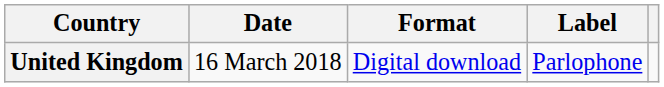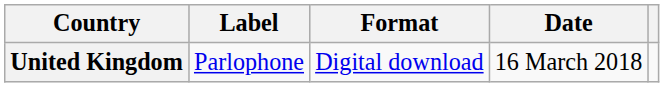columns swapped: (268, 23) <-> (587, 23)
